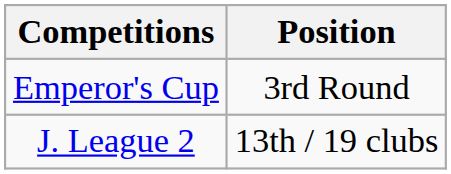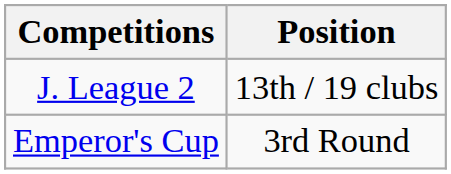rows swapped: (116, 140) <-> (116, 86)
